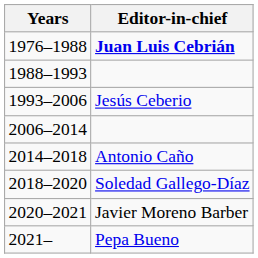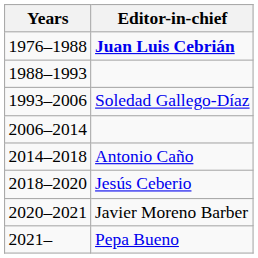(143, 101) Jesús Ceberio -> (172, 101) Soledad Gallego-Díaz
(172, 184) Soledad Gallego-Díaz -> (143, 184) Jesús Ceberio
